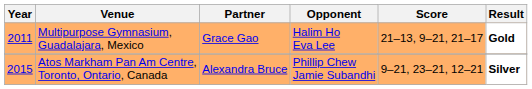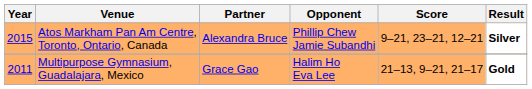rows swapped: (117, 69) <-> (105, 38)
